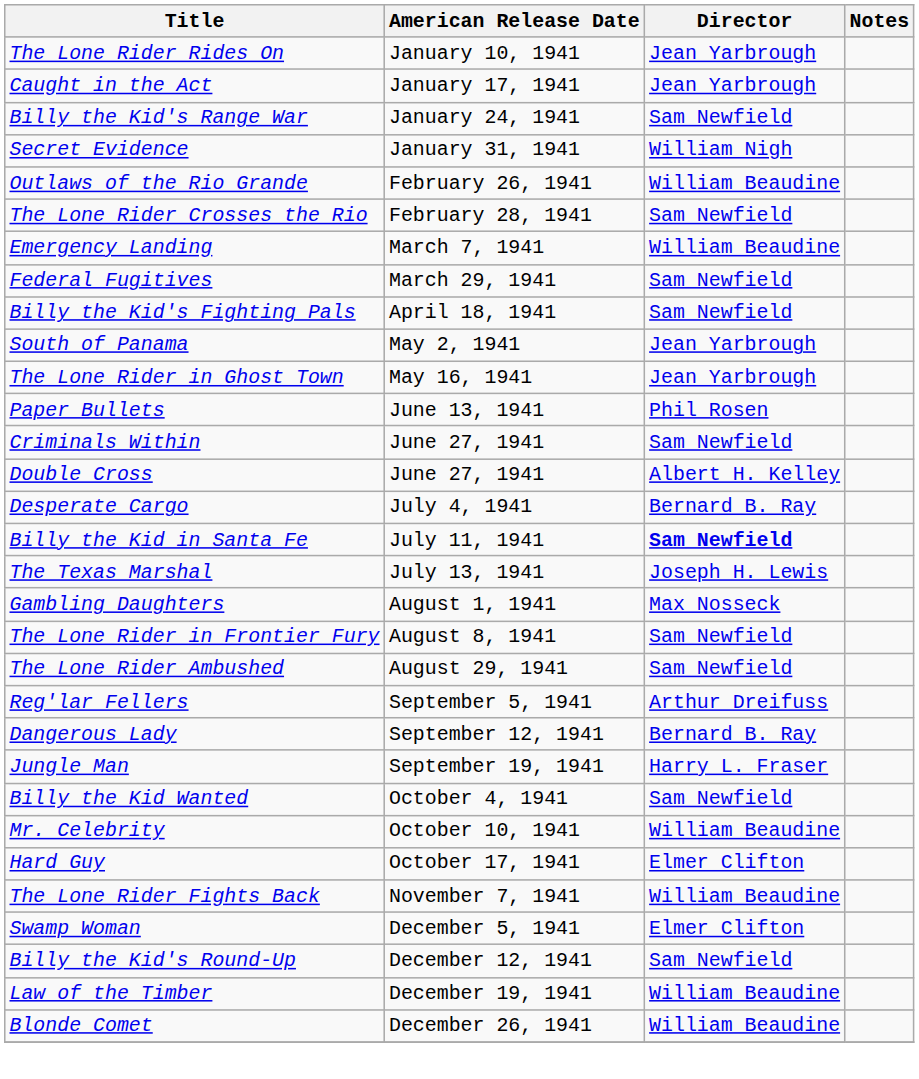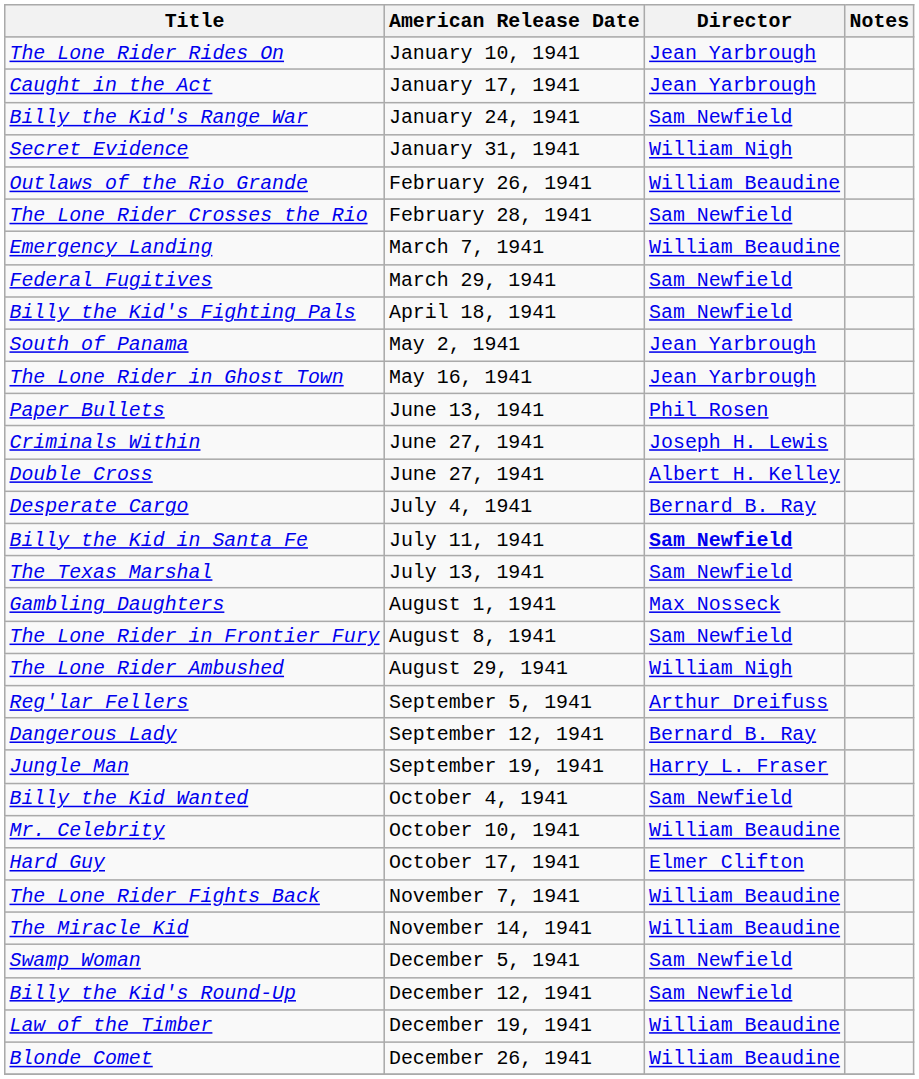(721, 442) Sam Newfield -> (739, 442) Joseph H. Lewis
(739, 572) Joseph H. Lewis -> (721, 572) Sam Newfield
(721, 669) Sam Newfield -> (721, 669) William Nigh
+ row: (99, 929)
(727, 929) Elmer Clifton -> (721, 961) Sam Newfield
